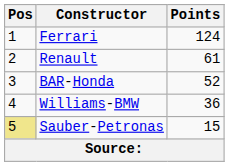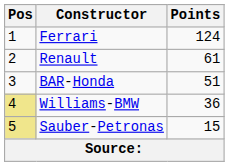(212, 83) 52 -> (212, 83) 51
(12, 105) no background -> (12, 105) khaki background
